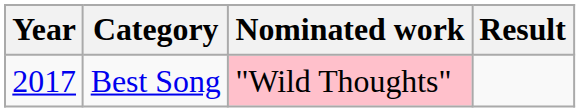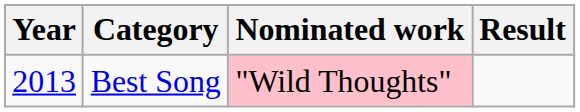(44, 80) 2017 -> (44, 80) 2013
